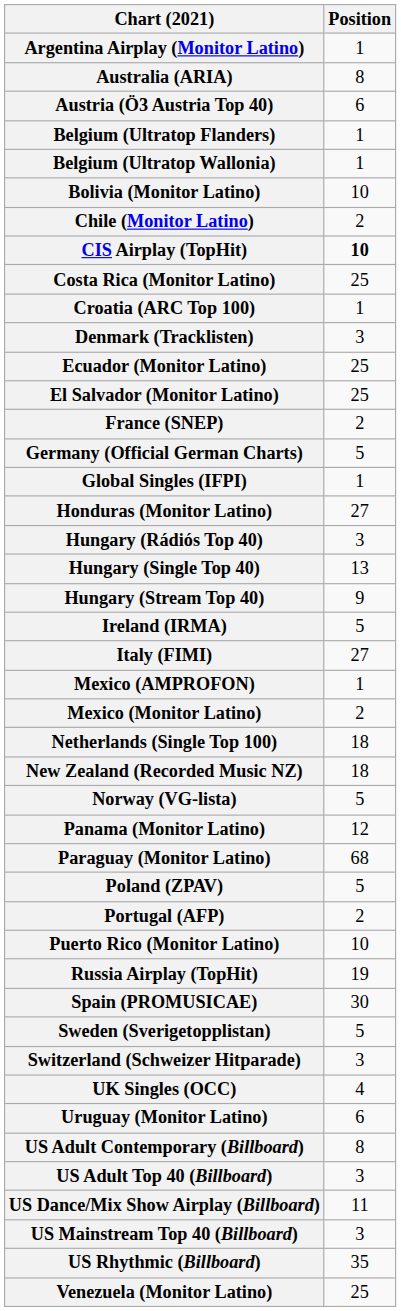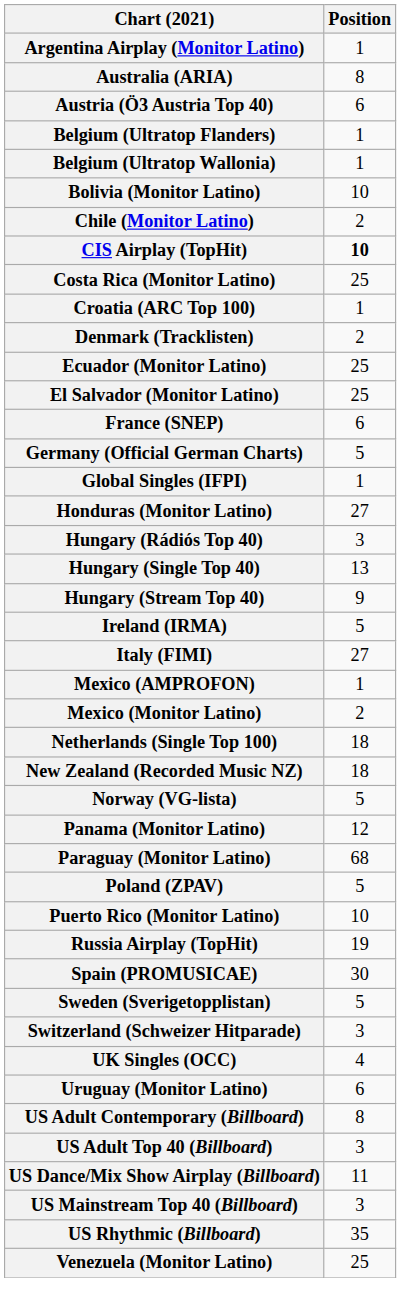(360, 337) 3 -> (360, 337) 2
(360, 423) 2 -> (360, 423) 6
- row: (164, 915)
